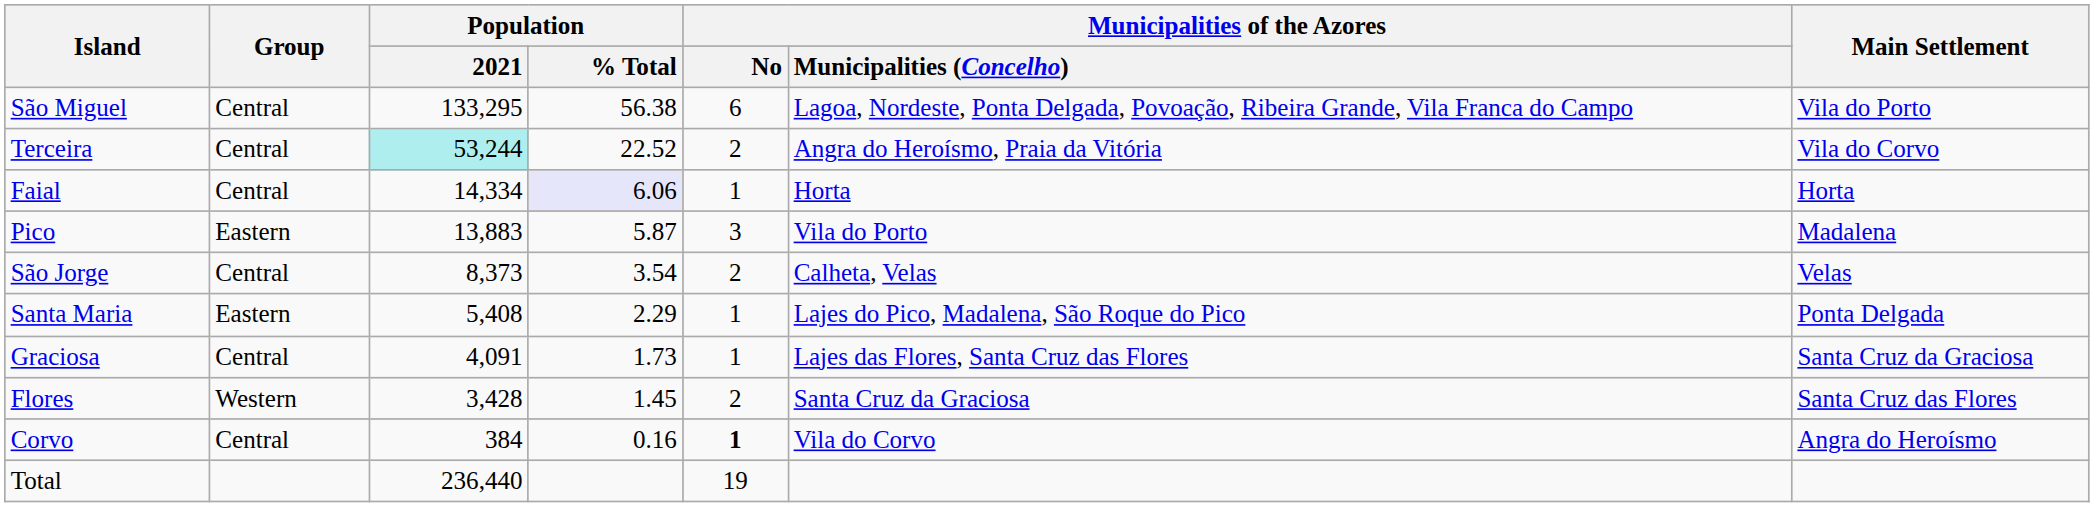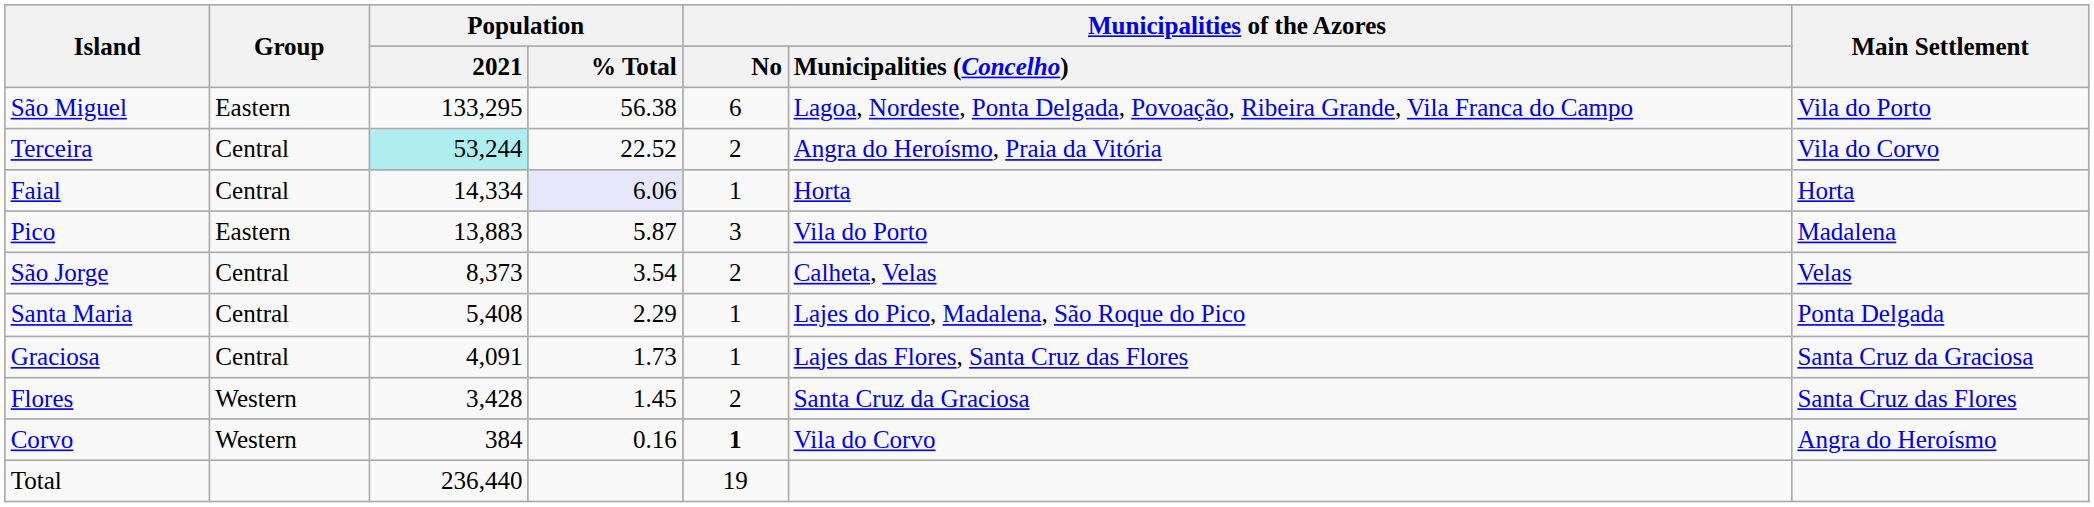(252, 108) Central -> (253, 108) Eastern
(253, 314) Eastern -> (252, 314) Central
(252, 438) Central -> (256, 438) Western
